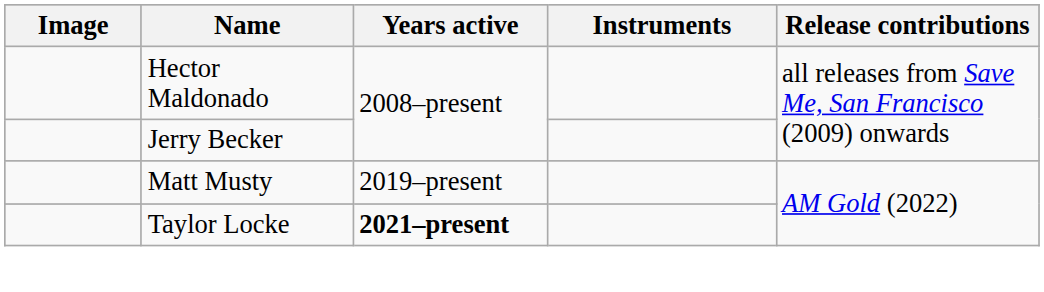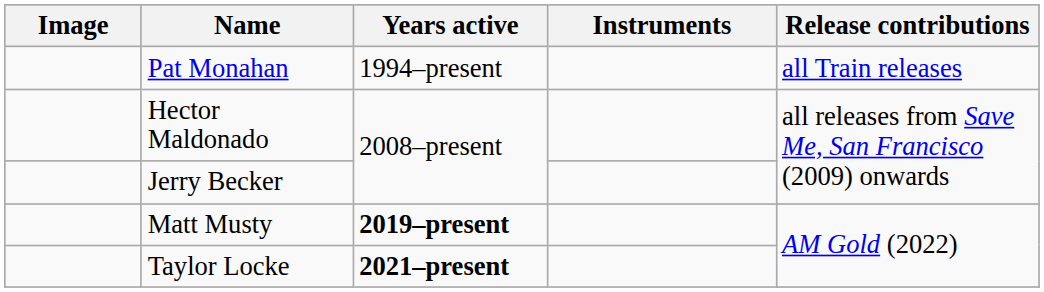+ row: (218, 67)
(431, 181) normal -> (434, 223) bold
